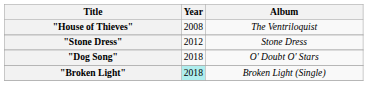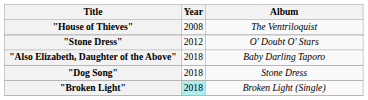(284, 42) Stone Dress -> (284, 42) O' Doubt O' Stars
+ row: (93, 57)
(284, 57) O' Doubt O' Stars -> (284, 73) Stone Dress
